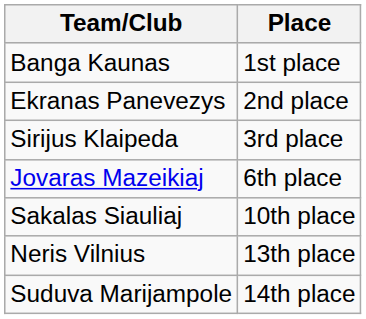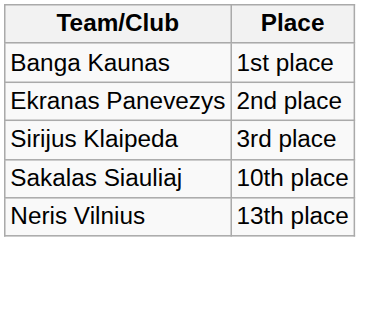- row: (107, 178)
- row: (121, 293)
